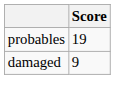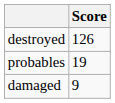+ row: (36, 39)
